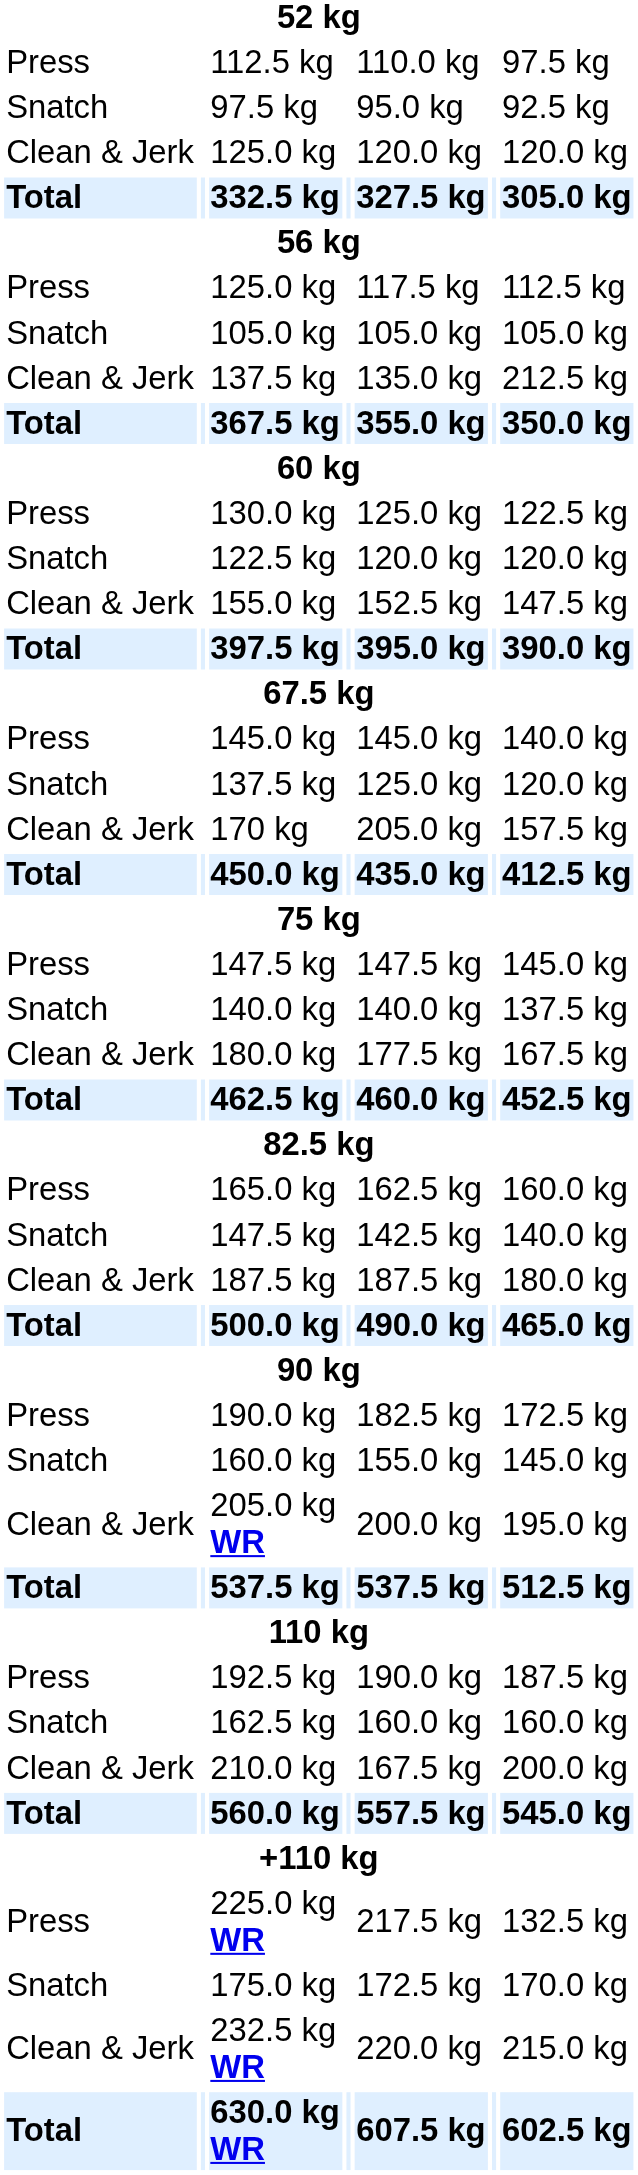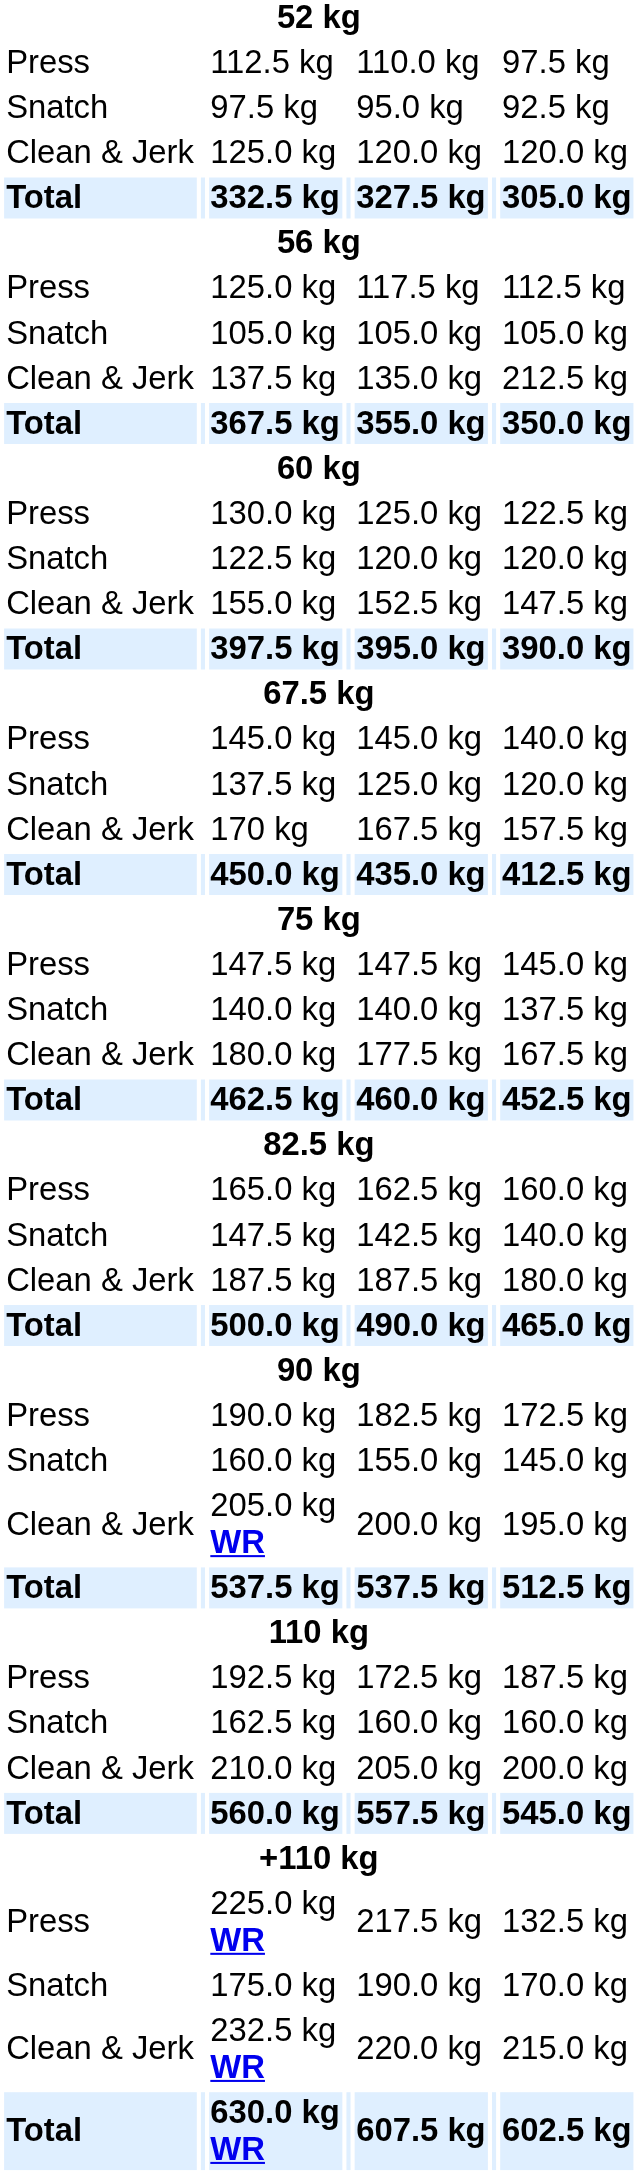(419, 828) 205.0 kg -> (419, 828) 167.5 kg
(419, 1677) 190.0 kg -> (419, 1677) 172.5 kg
(419, 1767) 167.5 kg -> (419, 1767) 205.0 kg
(419, 1985) 172.5 kg -> (419, 1985) 190.0 kg
